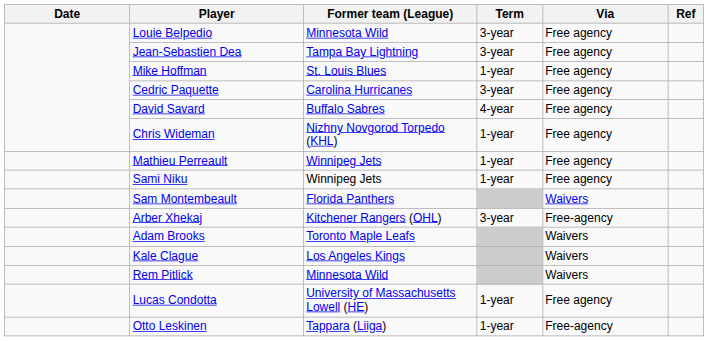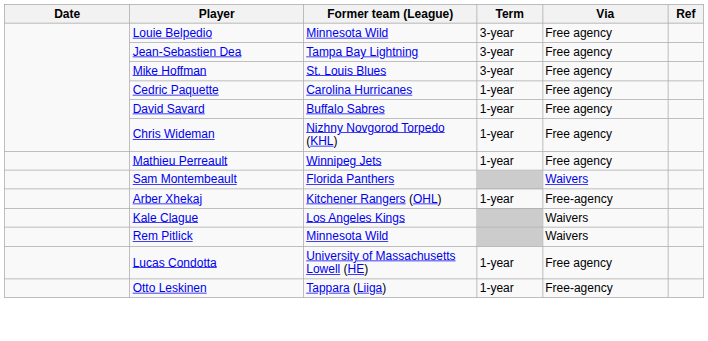(497, 71) 1-year -> (497, 71) 3-year
(497, 90) 3-year -> (497, 90) 1-year
(497, 109) 4-year -> (497, 109) 1-year
- row: (160, 179)
(497, 217) 3-year -> (497, 198) 1-year
- row: (169, 236)
